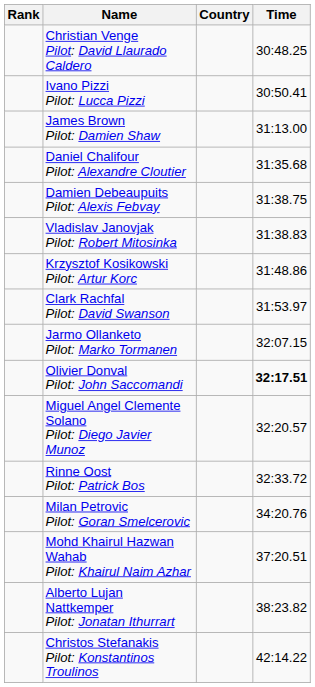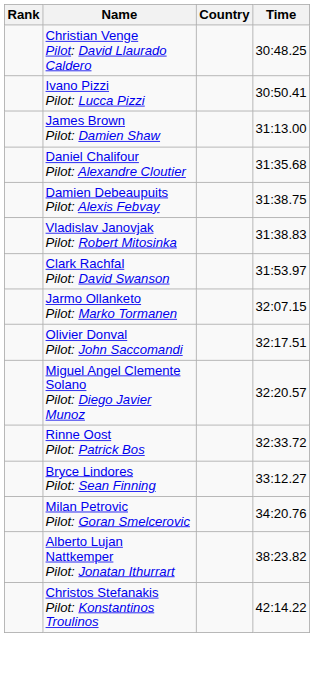- row: (107, 271)
(281, 377) bold -> (281, 342) normal
+ row: (101, 478)
- row: (118, 557)
